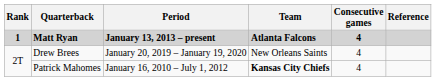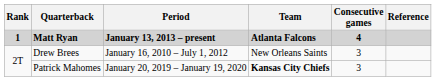(176, 53) January 20, 2019 – January 19, 2020 -> (167, 53) January 16, 2010 – July 1, 2012
(359, 53) 4 -> (359, 53) 3
(167, 68) January 16, 2010 – July 1, 2012 -> (176, 68) January 20, 2019 – January 19, 2020
(359, 68) 4 -> (359, 68) 3
